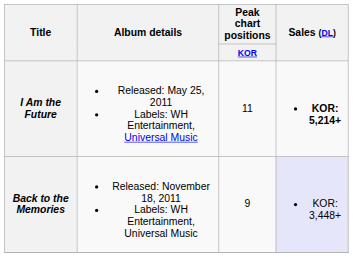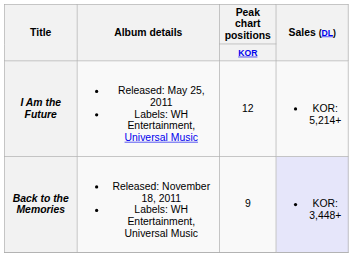(247, 108) 11 -> (248, 108) 12
(312, 114) bold -> (312, 114) normal
